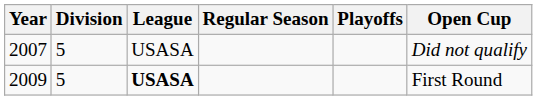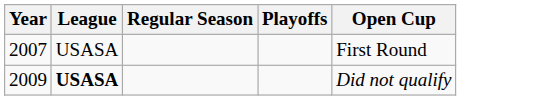- column: (89, 19)
(469, 49) Did not qualify -> (381, 49) First Round
(457, 79) First Round -> (394, 79) Did not qualify
